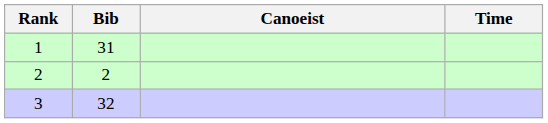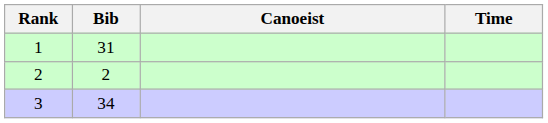(106, 103) 32 -> (106, 103) 34
